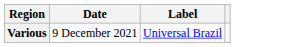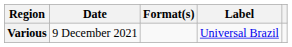+ column: (169, 14)
